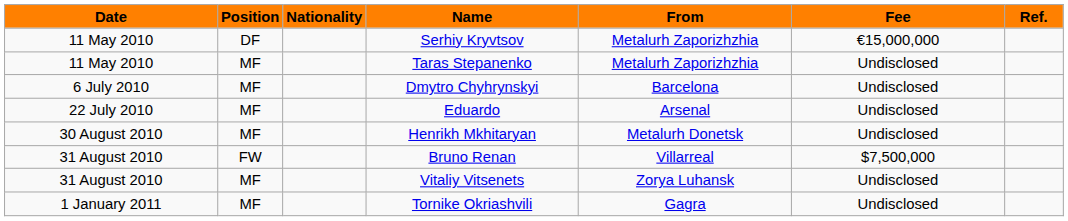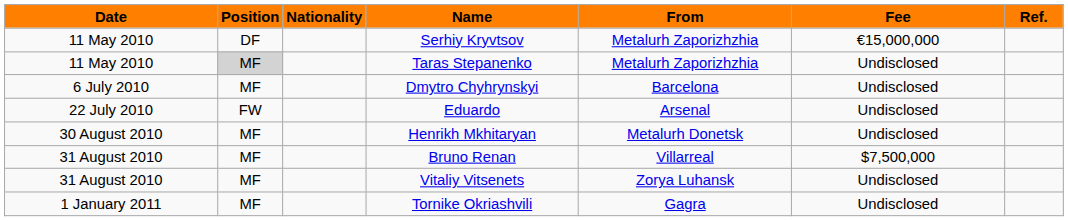(250, 63) no background -> (250, 63) lightgrey background
(250, 110) MF -> (250, 110) FW
(250, 157) FW -> (250, 157) MF
